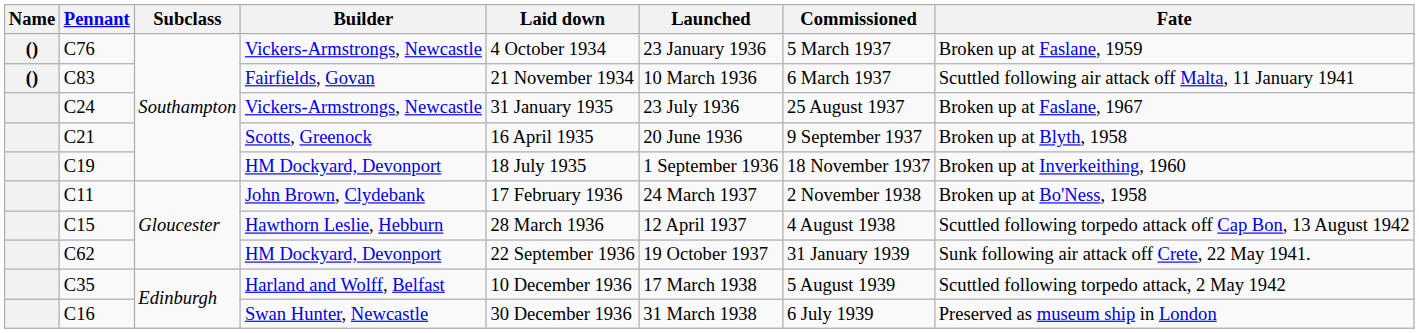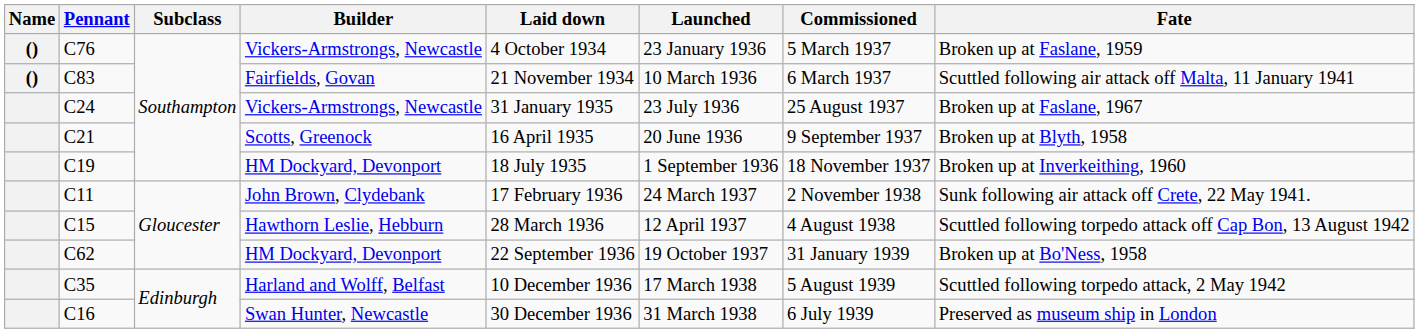(1043, 195) Broken up at Bo'Ness, 1958 -> (1125, 195) Sunk following air attack off Crete, 22 May 1941.
(1125, 254) Sunk following air attack off Crete, 22 May 1941. -> (1043, 254) Broken up at Bo'Ness, 1958
